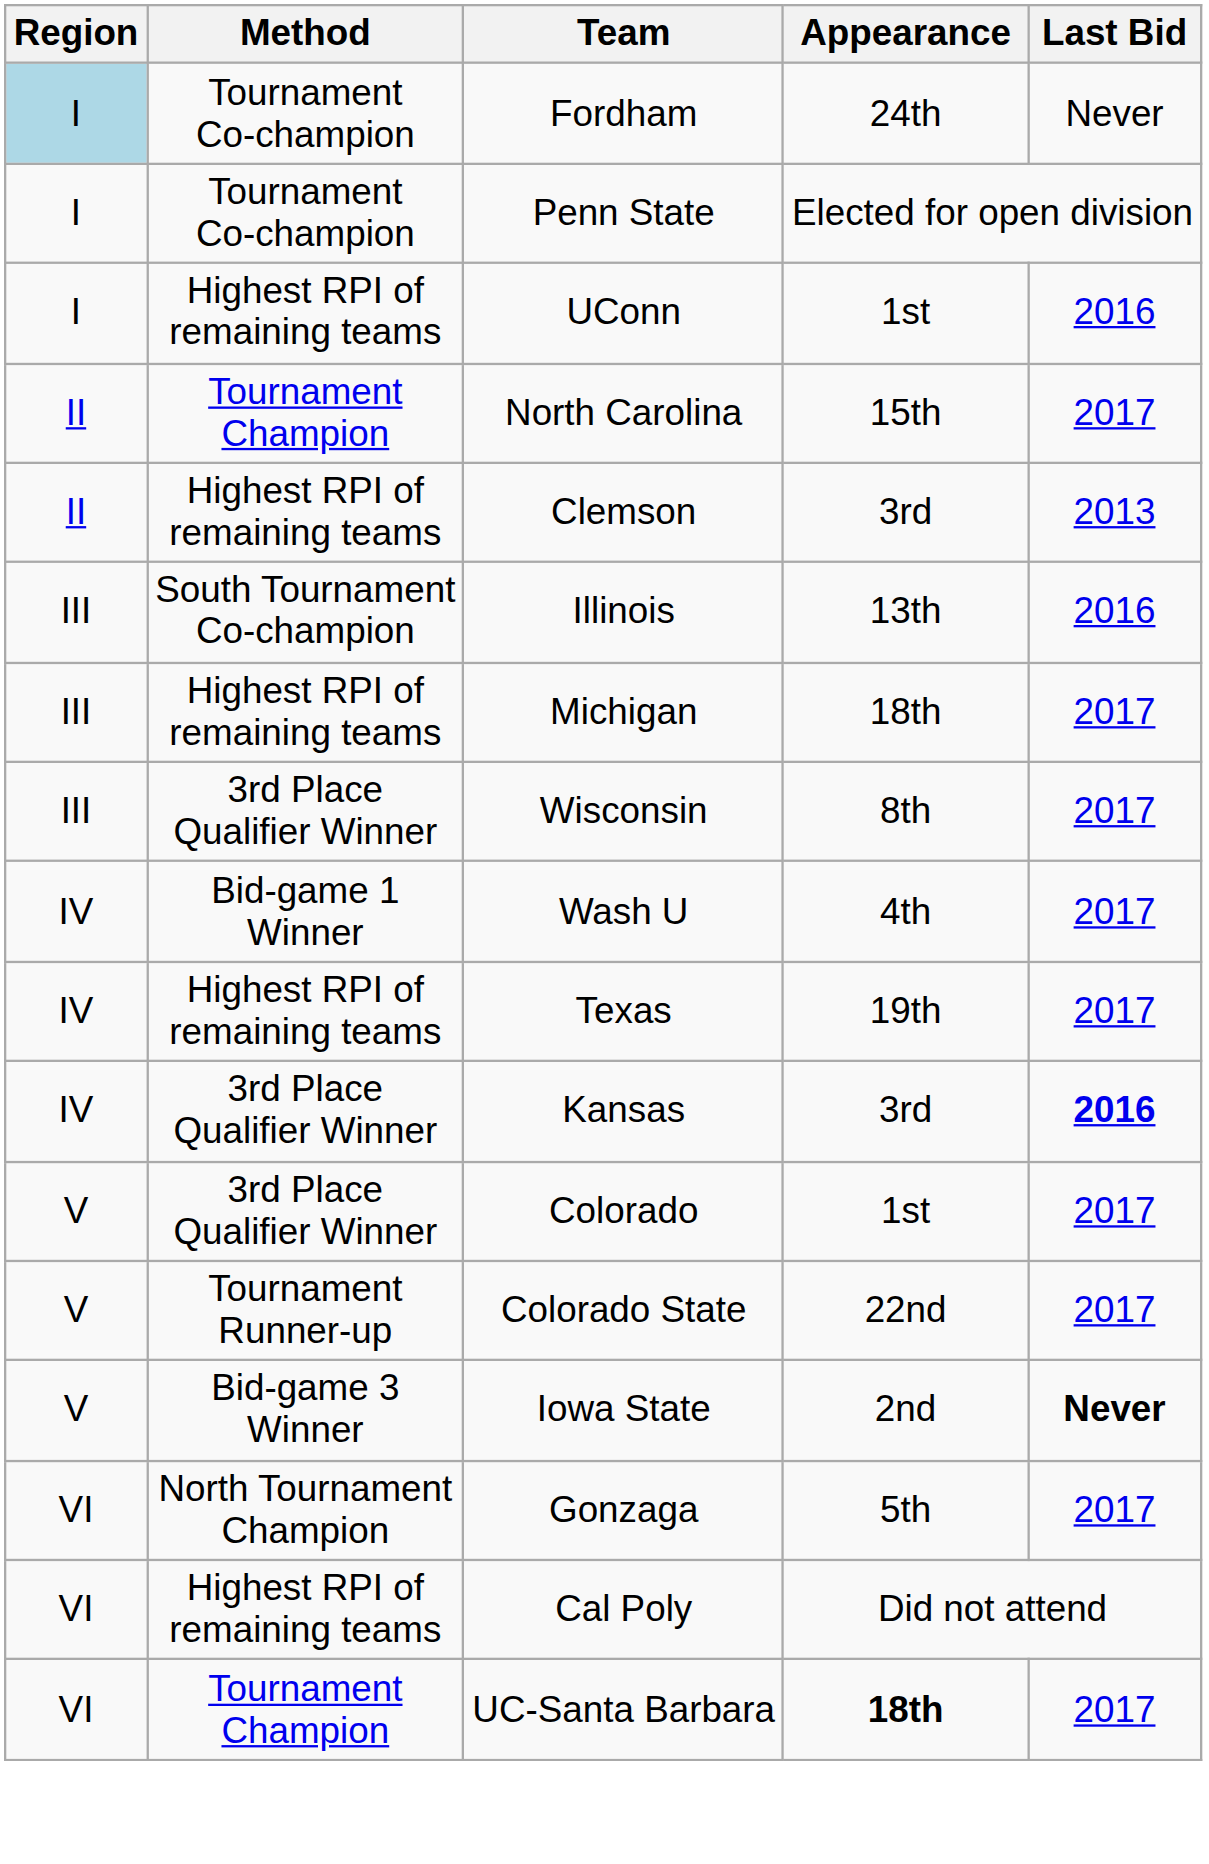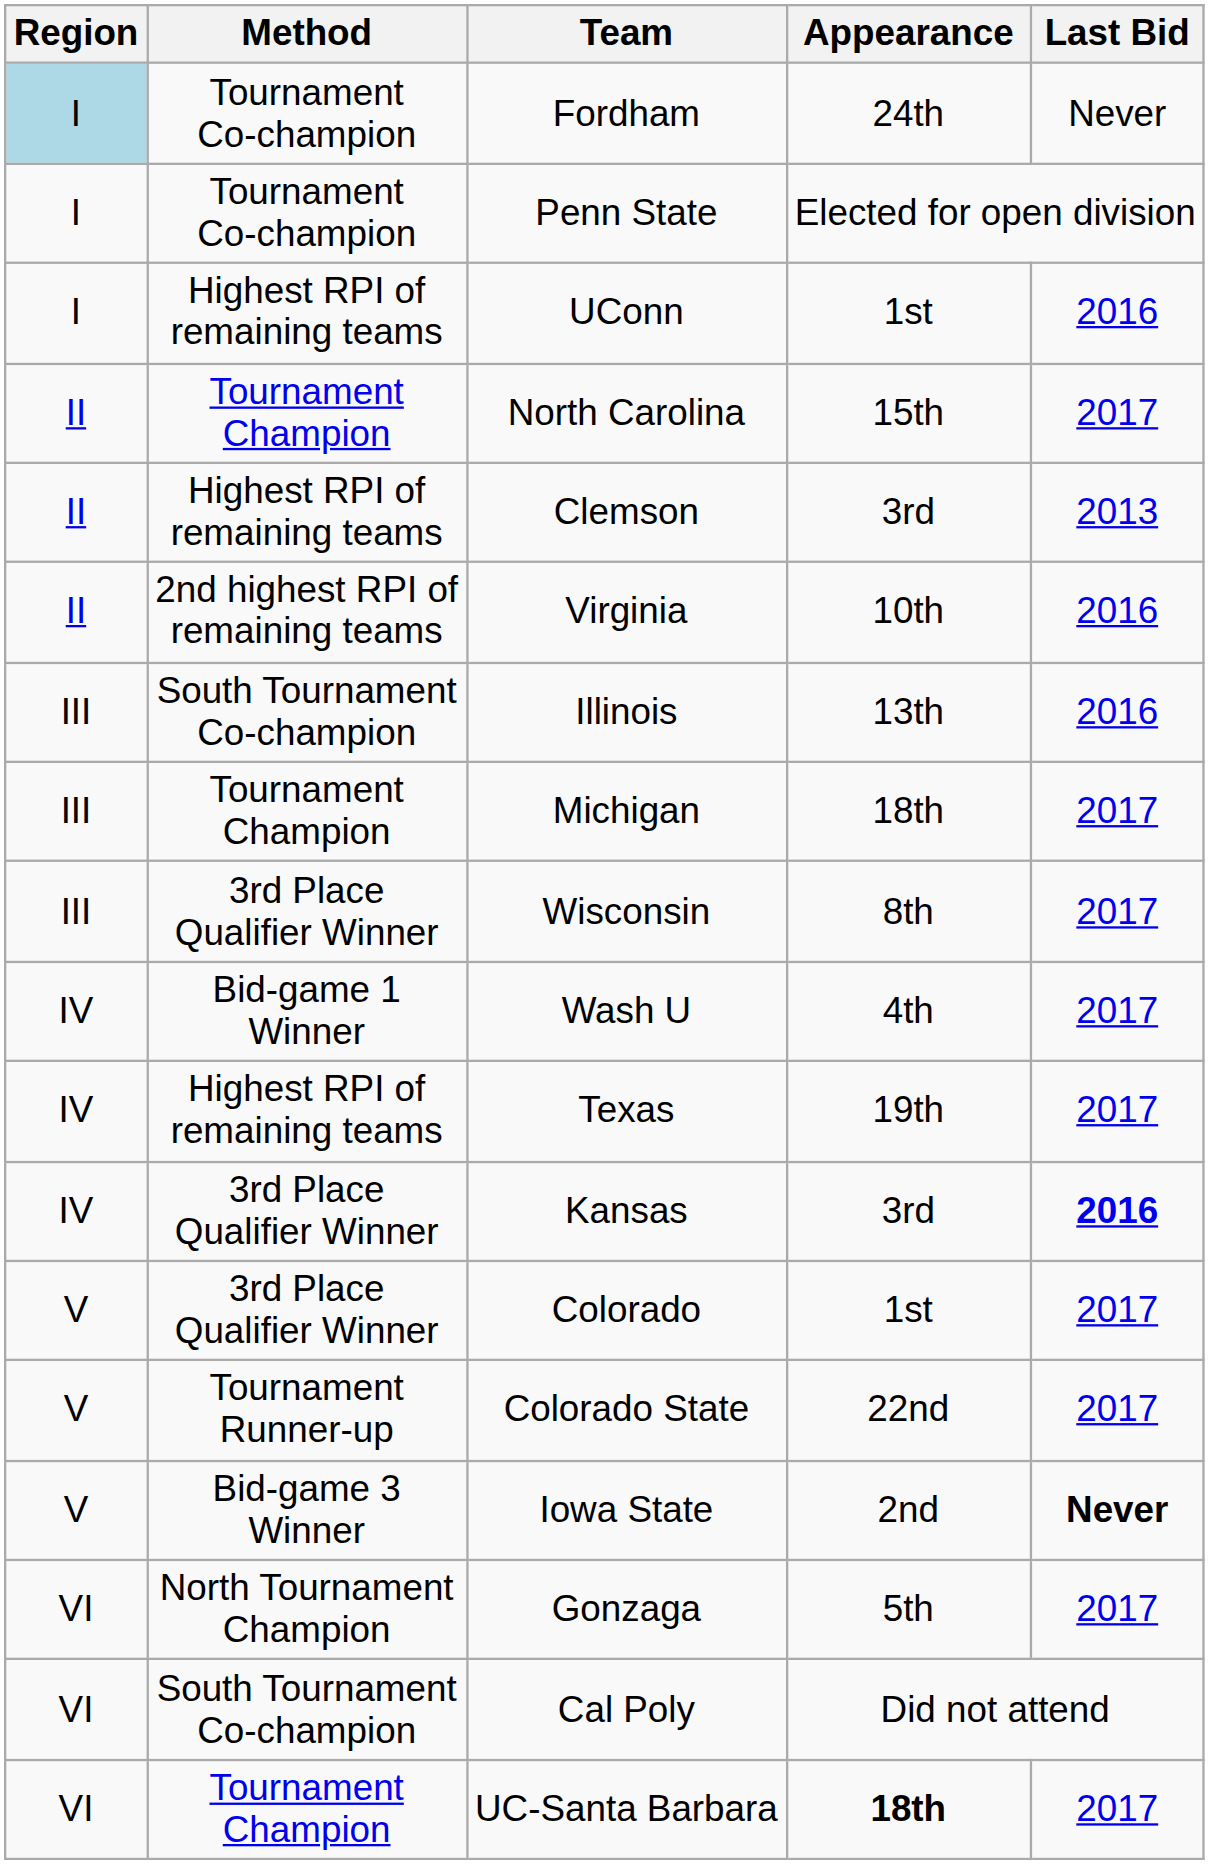+ row: (626, 611)
(305, 711) Highest RPI of remaining teams -> (307, 811) Tournament Champion
(305, 1609) Highest RPI of remaining teams -> (307, 1708) South Tournament Co-champion
